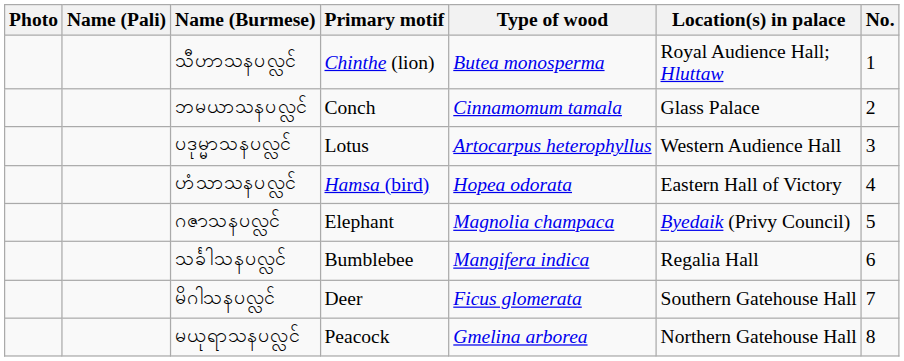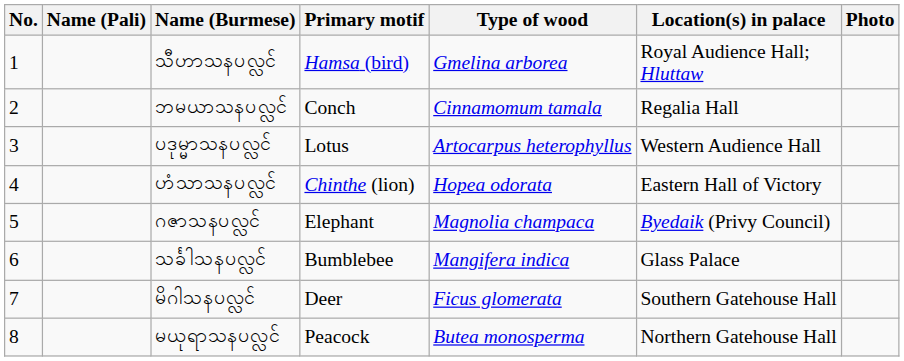columns swapped: (880, 19) <-> (34, 19)
(380, 61) Chinthe (lion) -> (357, 61) Hamsa (bird)
(529, 61) Butea monosperma -> (500, 61) Gmelina arborea
(710, 107) Glass Palace -> (690, 107) Regalia Hall
(377, 184) Hamsa (bird) -> (359, 184) Chinthe (lion)
(710, 260) Regalia Hall -> (690, 260) Glass Palace
(520, 337) Gmelina arborea -> (509, 337) Butea monosperma
